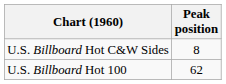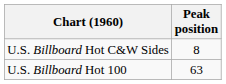(196, 69) 62 -> (196, 69) 63
